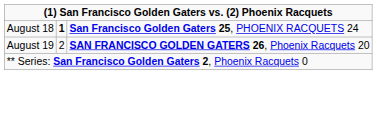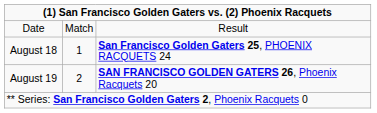+ row: (33, 28)
(62, 28) bold -> (79, 50) normal
